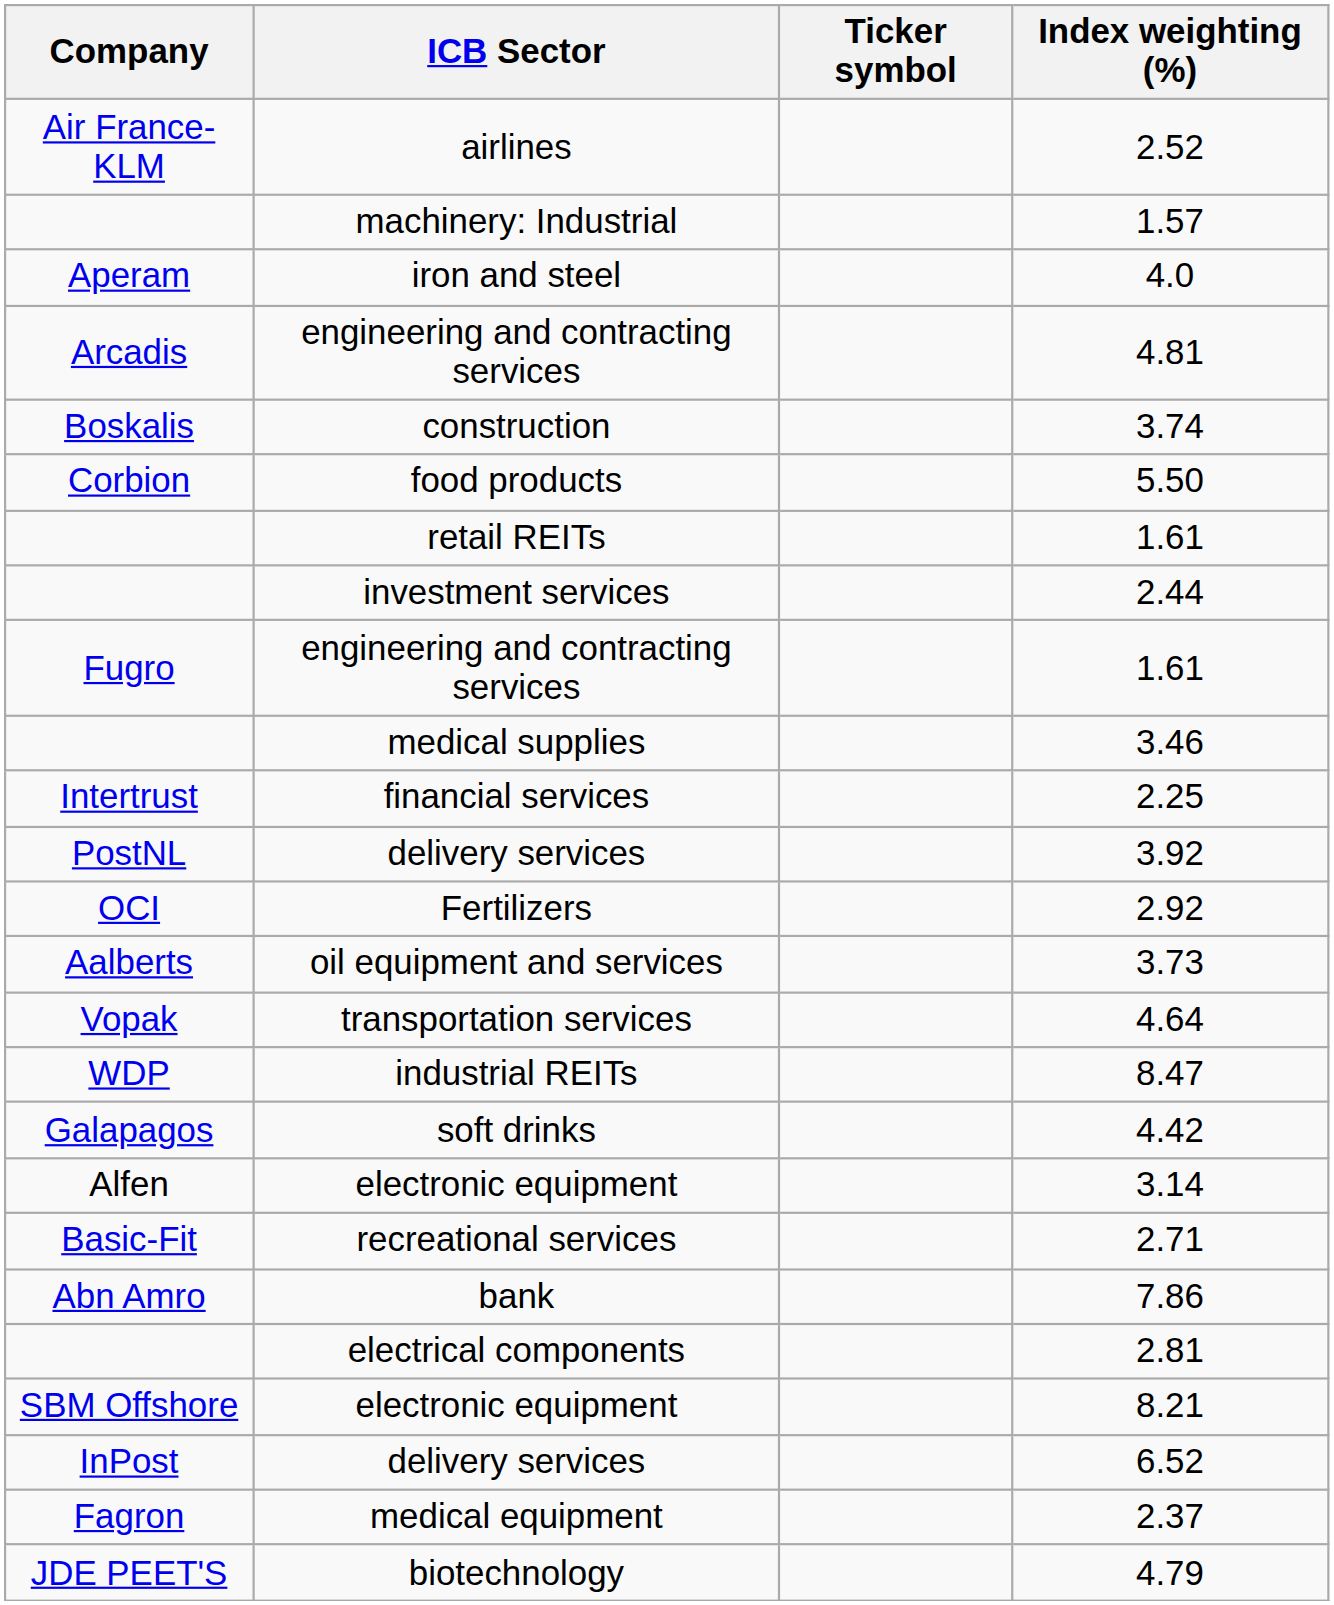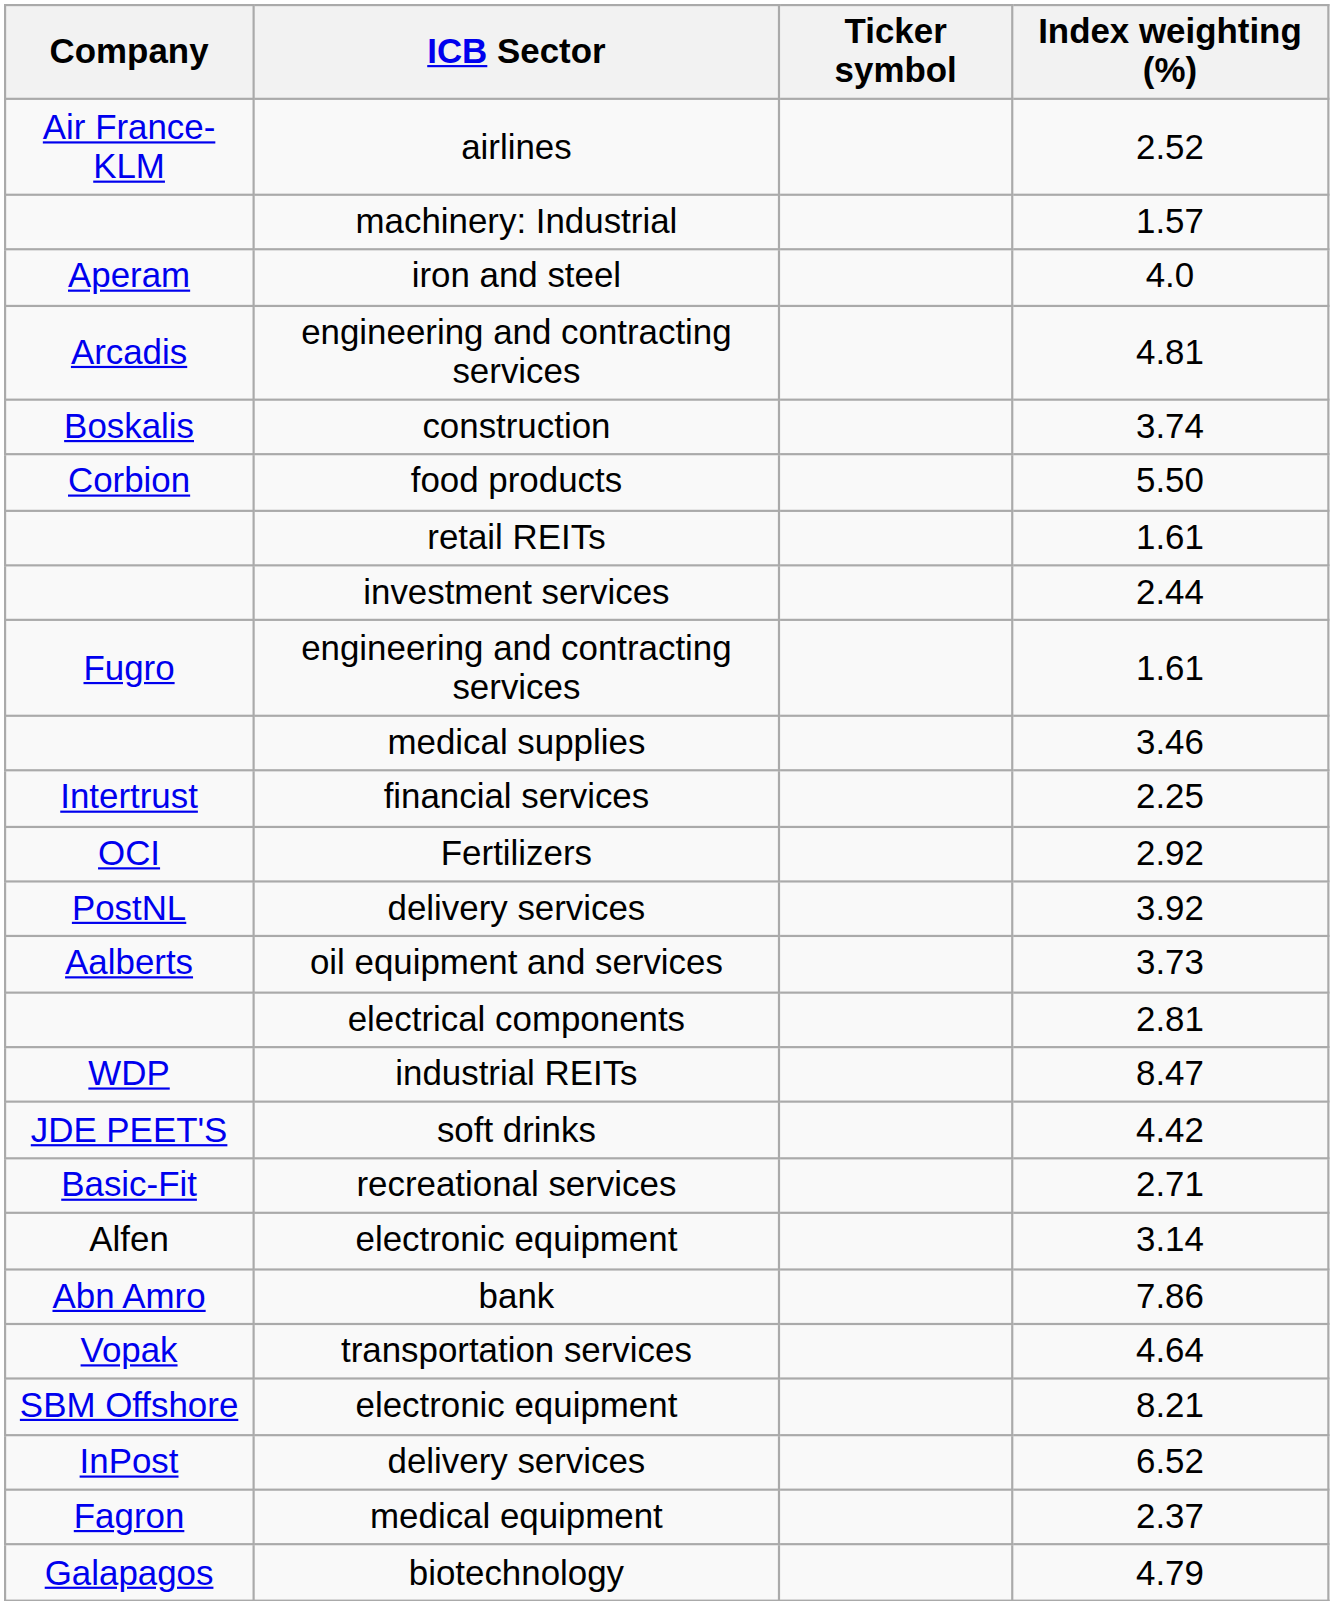rows swapped: (516, 908) <-> (516, 852)
rows swapped: (516, 1350) <-> (516, 1018)
(129, 1129) Galapagos -> (129, 1129) JDE PEET'S
rows swapped: (516, 1184) <-> (516, 1240)
(129, 1572) JDE PEET'S -> (129, 1572) Galapagos
